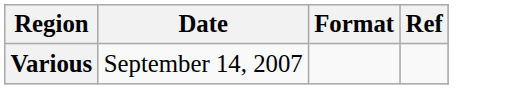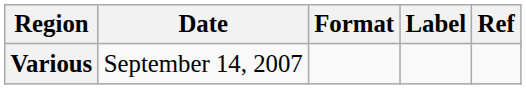+ column: (436, 24)
